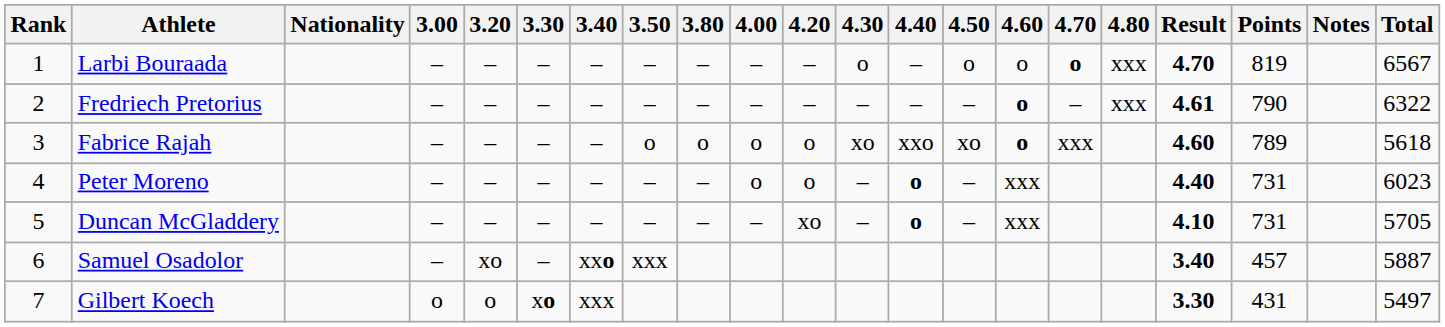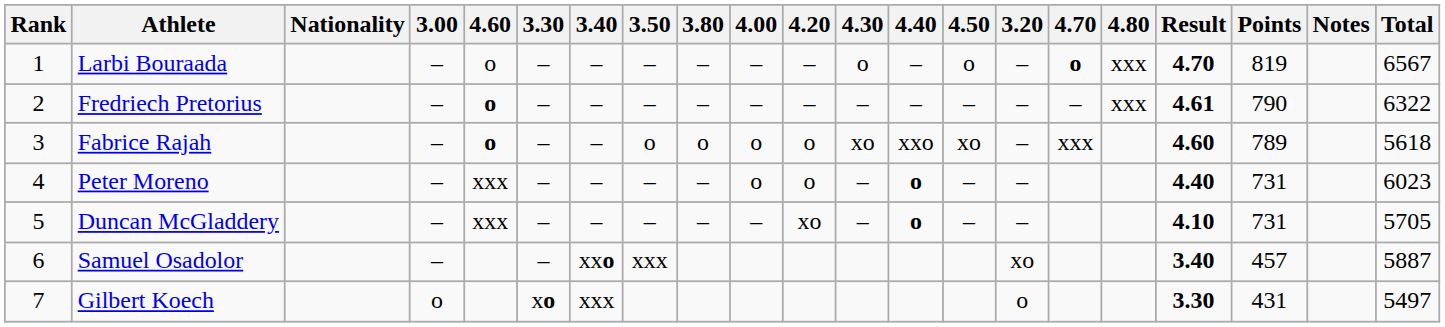columns swapped: (490, 23) <-> (1022, 23)
